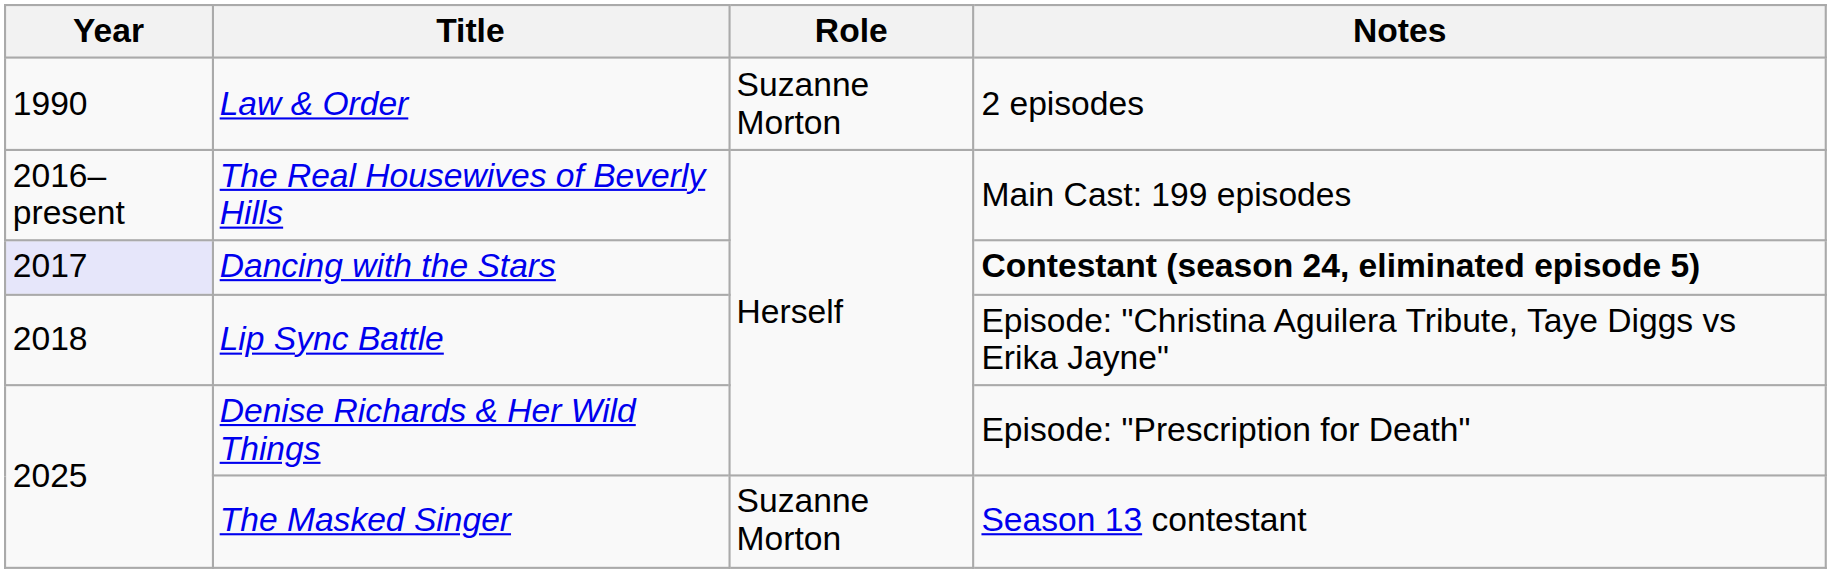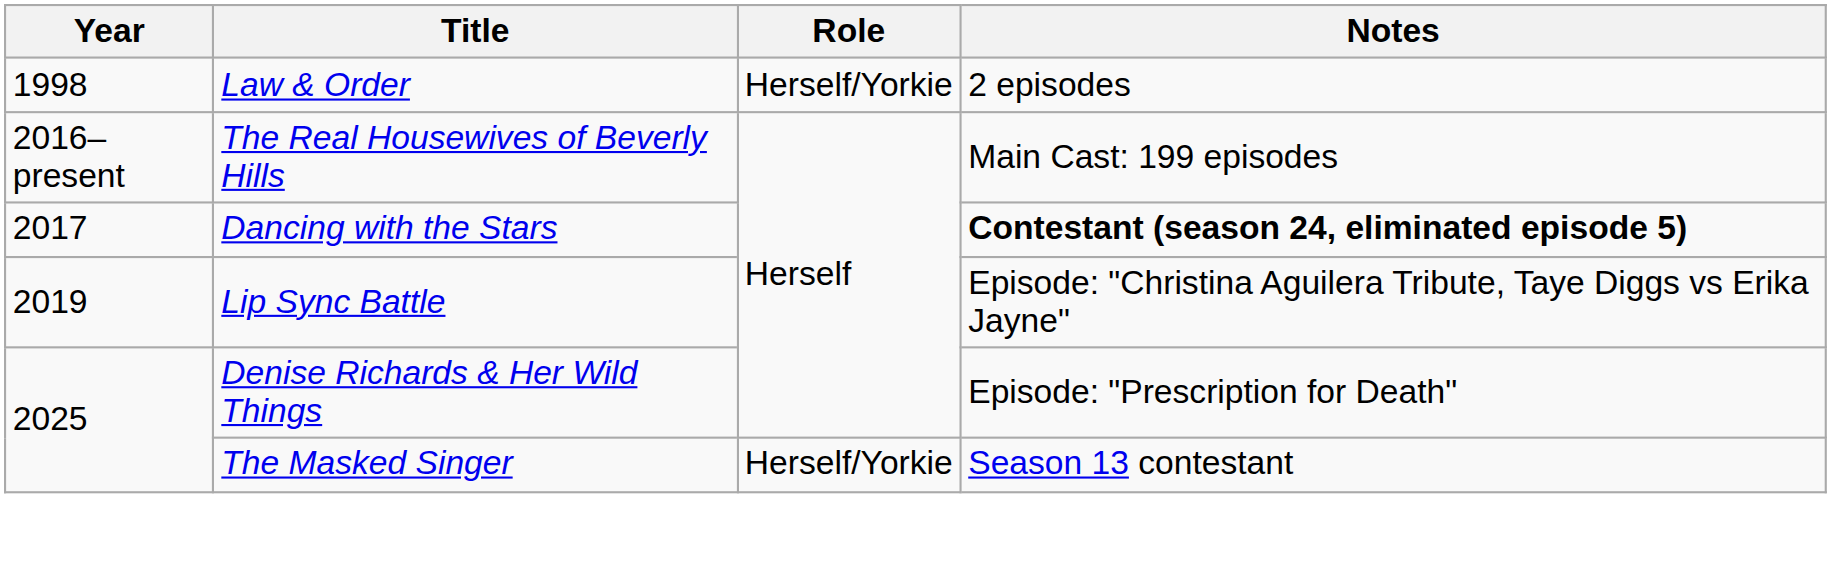(50, 103) 1990 -> (50, 84) 1998
(803, 103) Suzanne Morton -> (849, 84) Herself/Yorkie
(50, 266) lavender background -> (50, 228) no background
(50, 338) 2018 -> (50, 300) 2019
(803, 520) Suzanne Morton -> (849, 464) Herself/Yorkie
